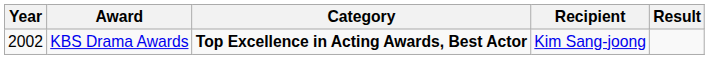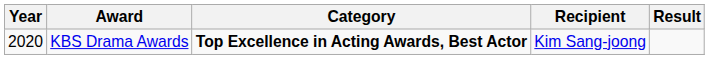(26, 41) 2002 -> (26, 41) 2020
